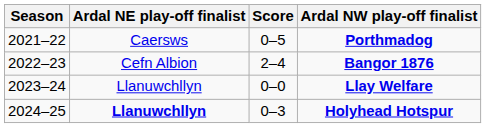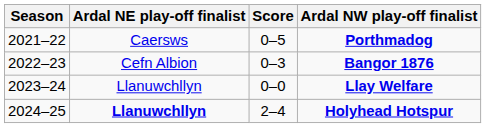(273, 63) 2–4 -> (273, 63) 0–3
(273, 110) 0–3 -> (273, 110) 2–4
